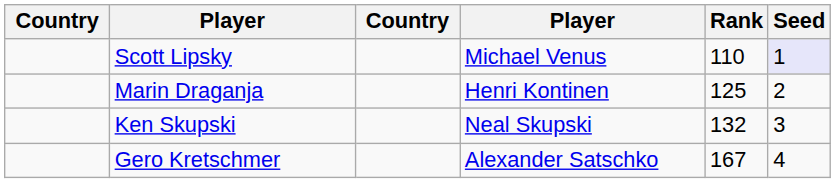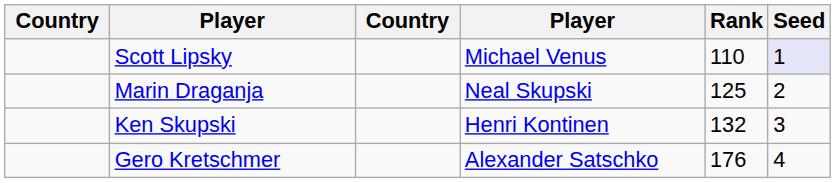(537, 90) Henri Kontinen -> (528, 90) Neal Skupski
(528, 125) Neal Skupski -> (537, 125) Henri Kontinen
(728, 159) 167 -> (728, 159) 176
